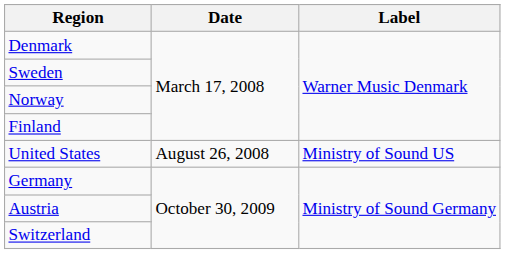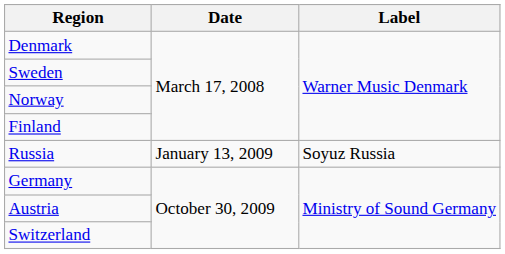- row: (54, 153)
+ row: (31, 153)
